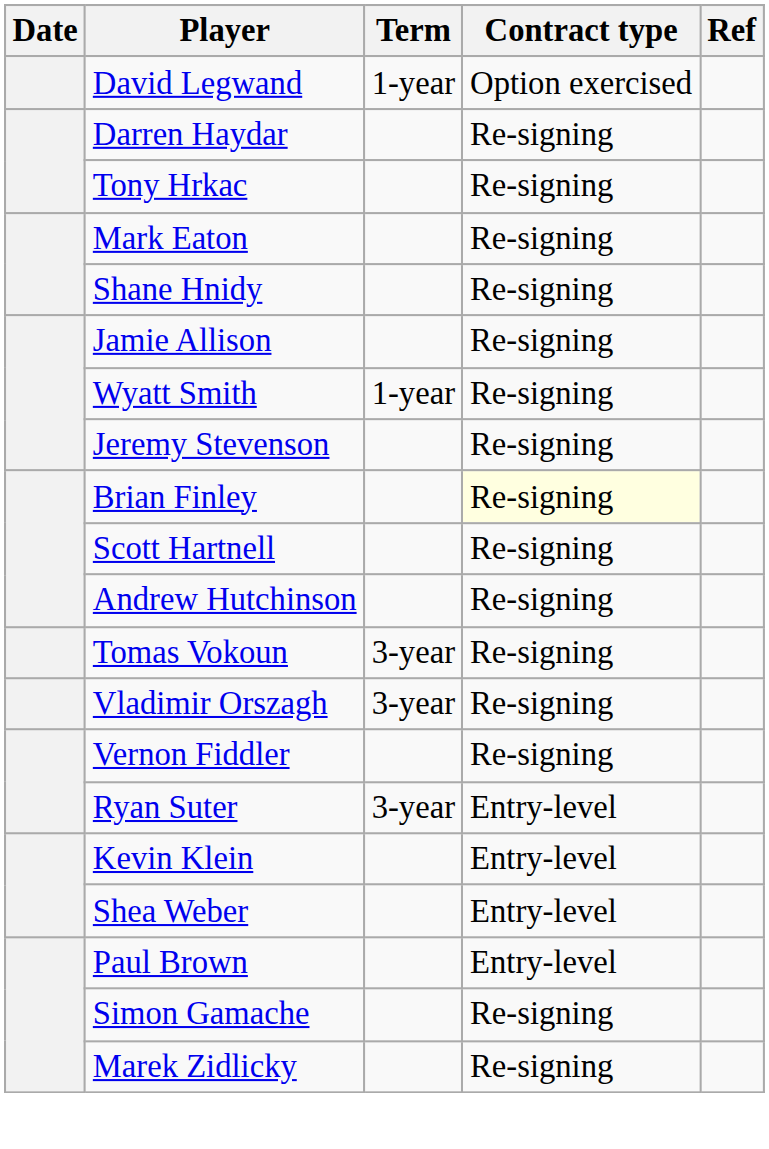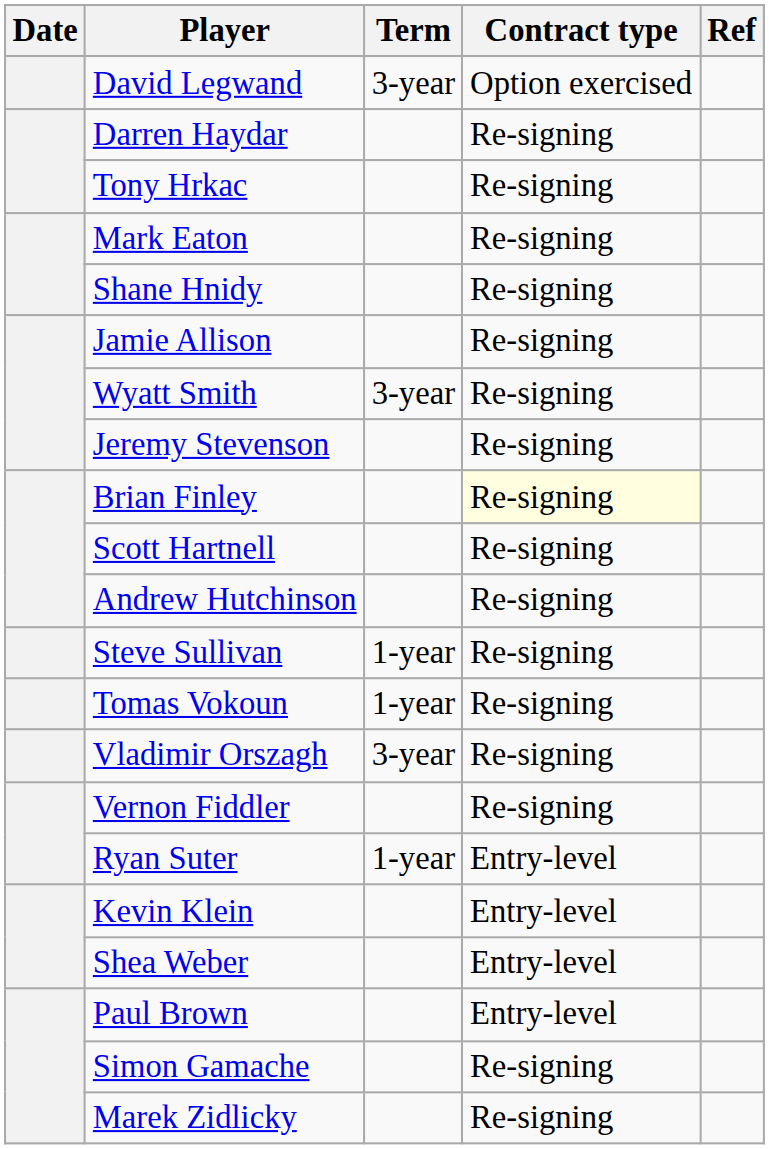(413, 82) 1-year -> (413, 82) 3-year
(413, 392) 1-year -> (413, 392) 3-year
+ row: (188, 651)
(413, 651) 3-year -> (413, 703) 1-year
(413, 806) 3-year -> (413, 858) 1-year
